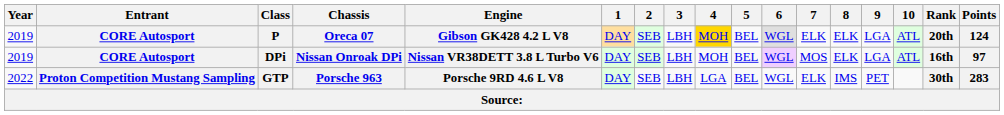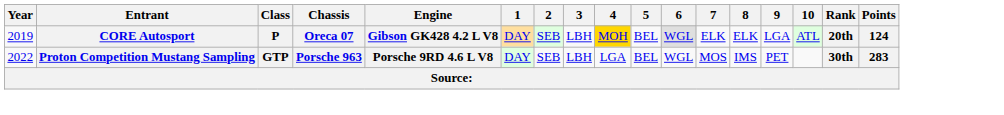- row: (275, 57)
(814, 78) ELK -> (713, 57) MOS
